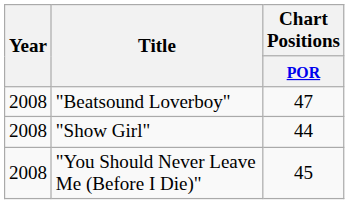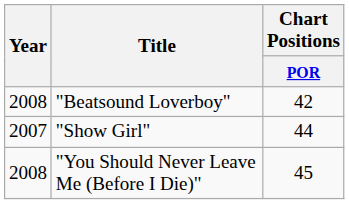(303, 101) 47 -> (303, 101) 42
(28, 131) 2008 -> (28, 131) 2007
